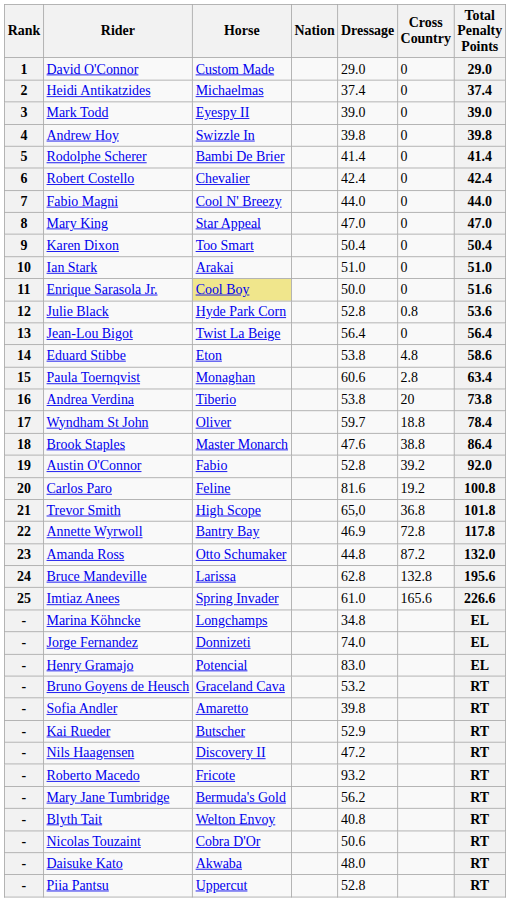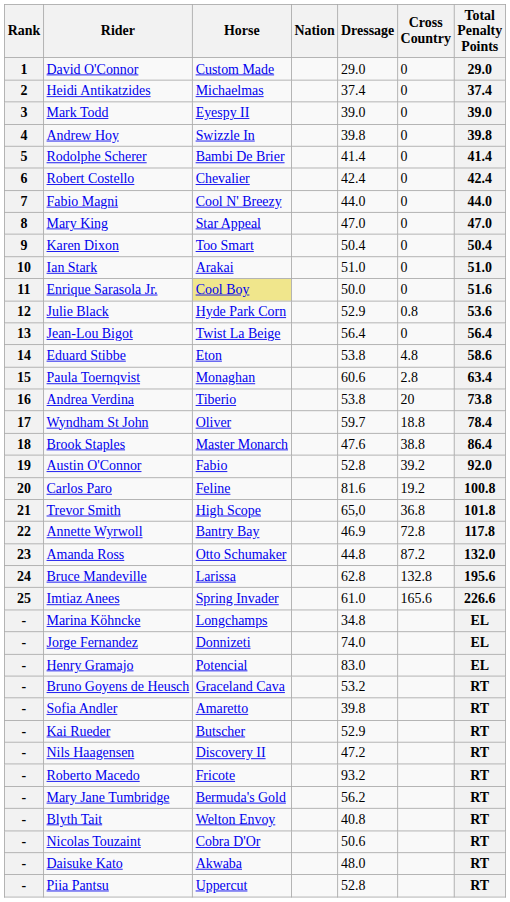(353, 311) 52.8 -> (353, 311) 52.9
